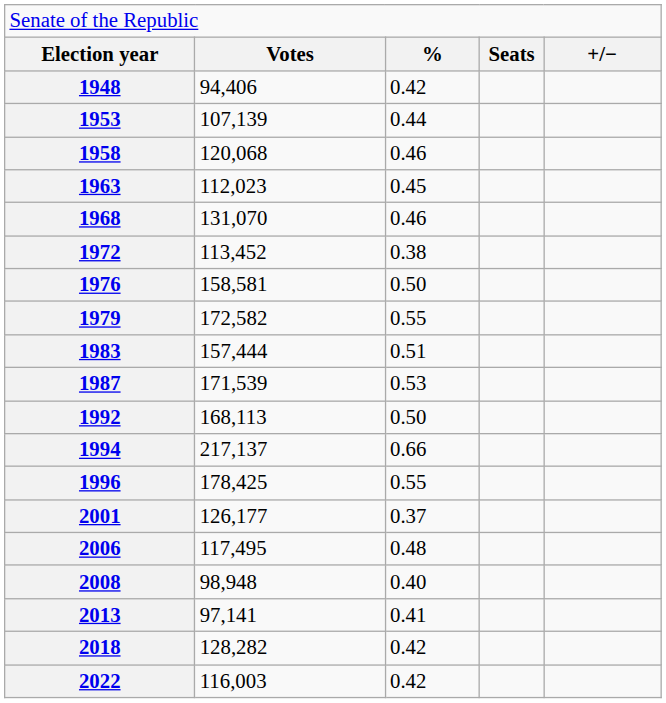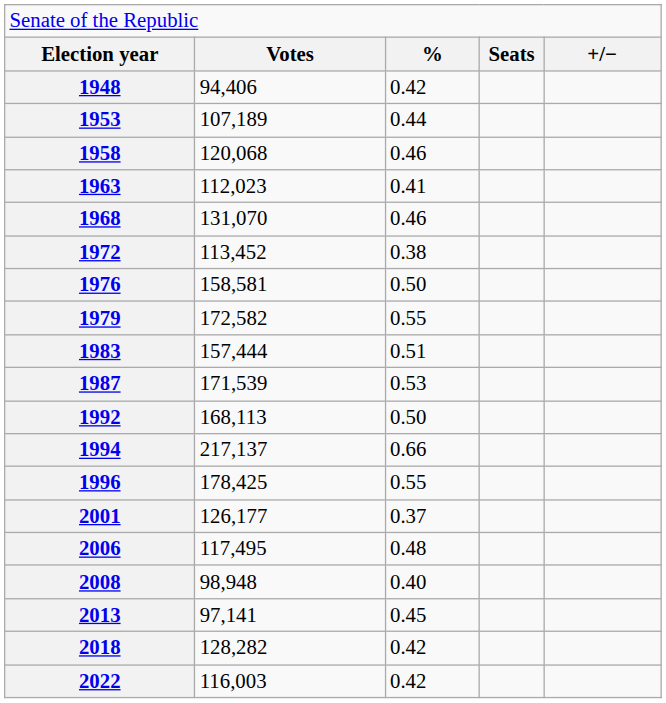(234, 119) 107,139 -> (234, 119) 107,189
(408, 185) 0.45 -> (408, 185) 0.41
(408, 614) 0.41 -> (408, 614) 0.45
